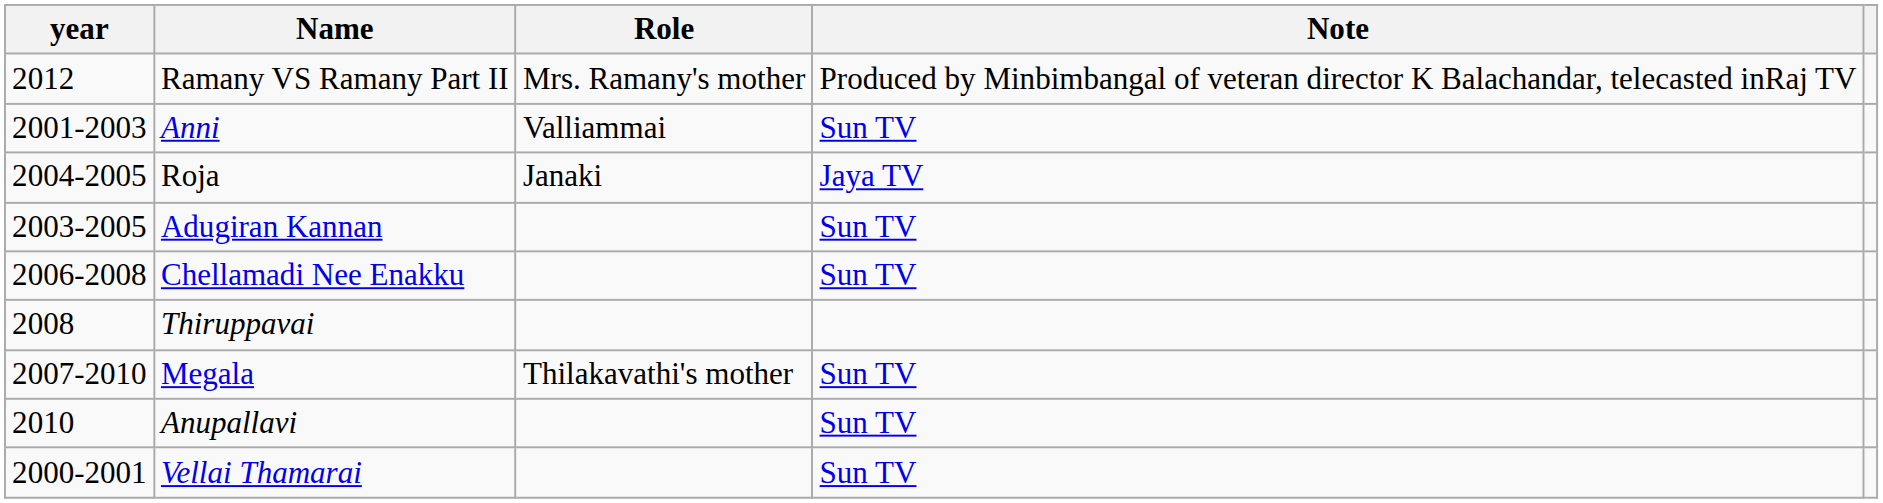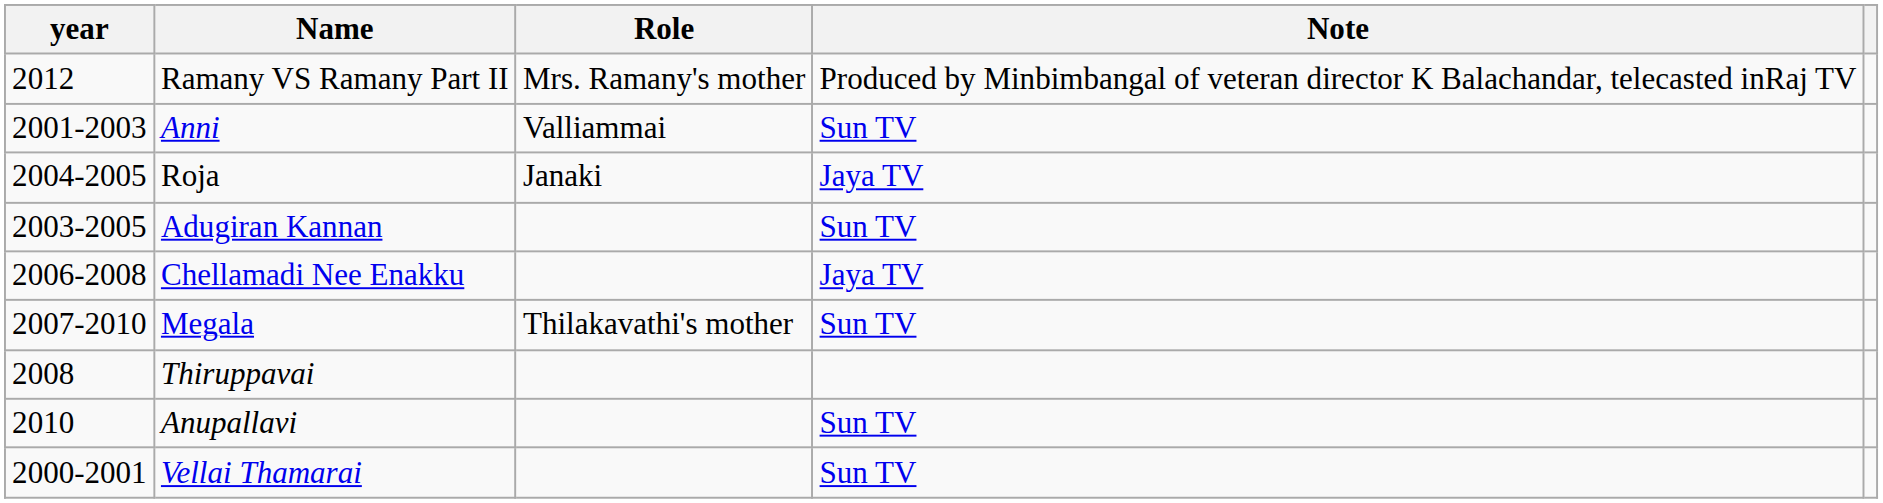(868, 275) Sun TV -> (871, 275) Jaya TV
rows swapped: (207, 373) <-> (238, 324)
